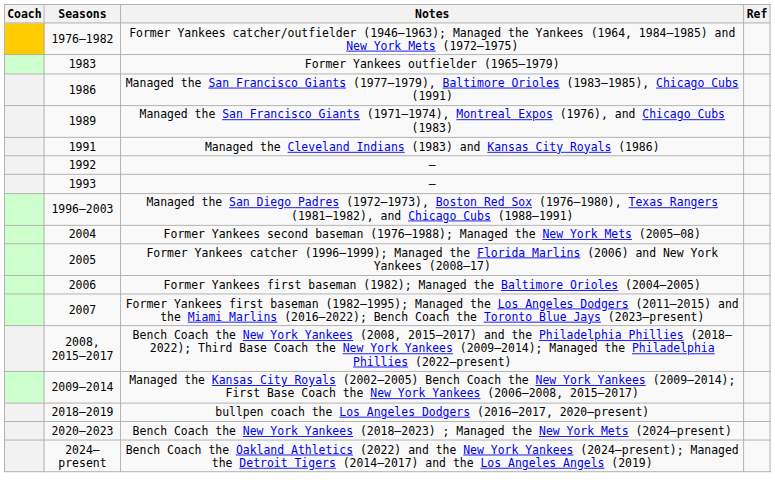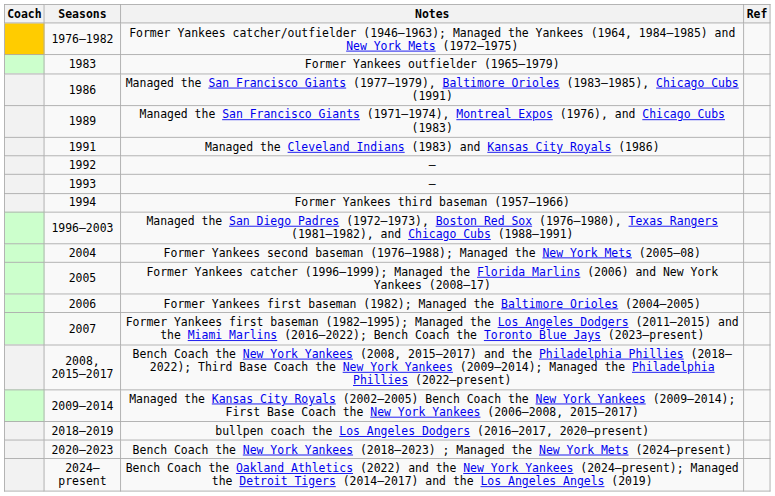+ row: (82, 203)
